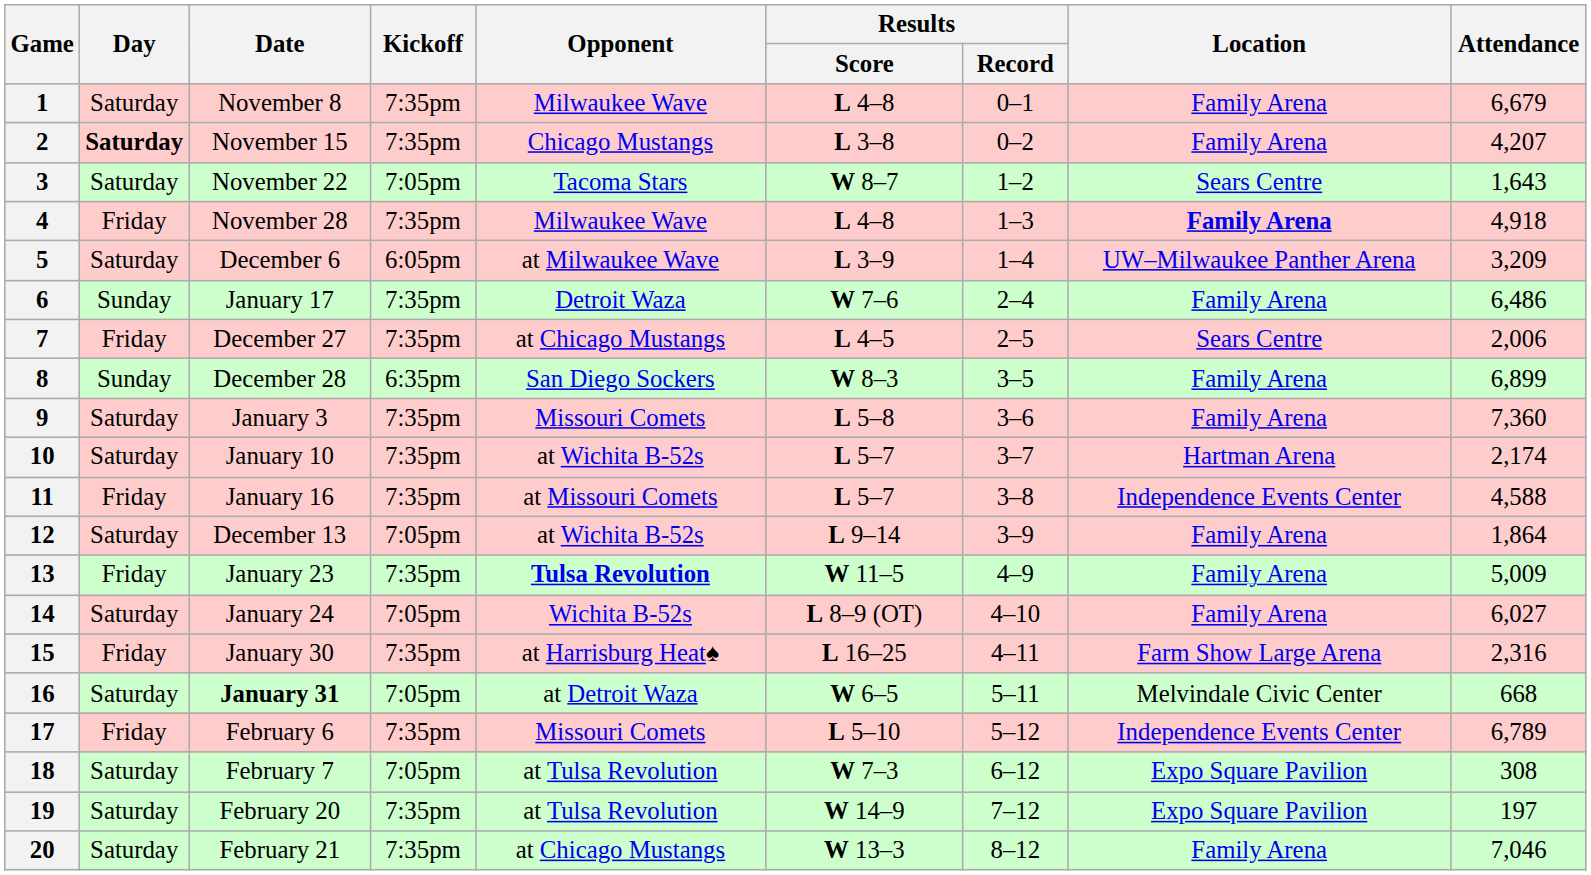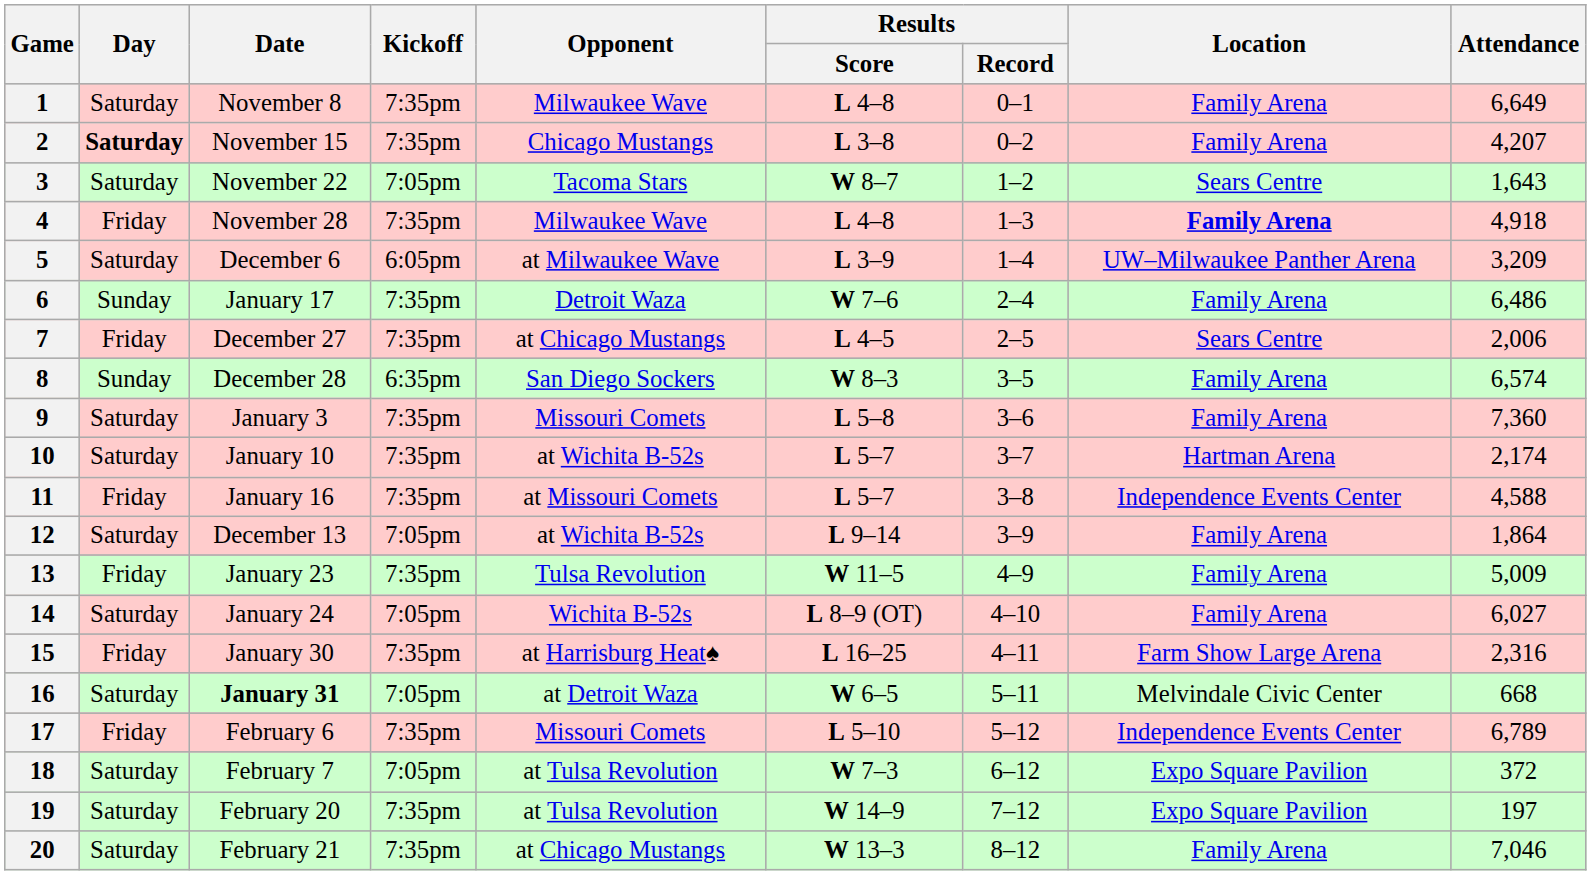(1519, 102) 6,679 -> (1519, 102) 6,649
(1519, 378) 6,899 -> (1519, 378) 6,574
(620, 574) bold -> (620, 574) normal
(1519, 771) 308 -> (1519, 771) 372
